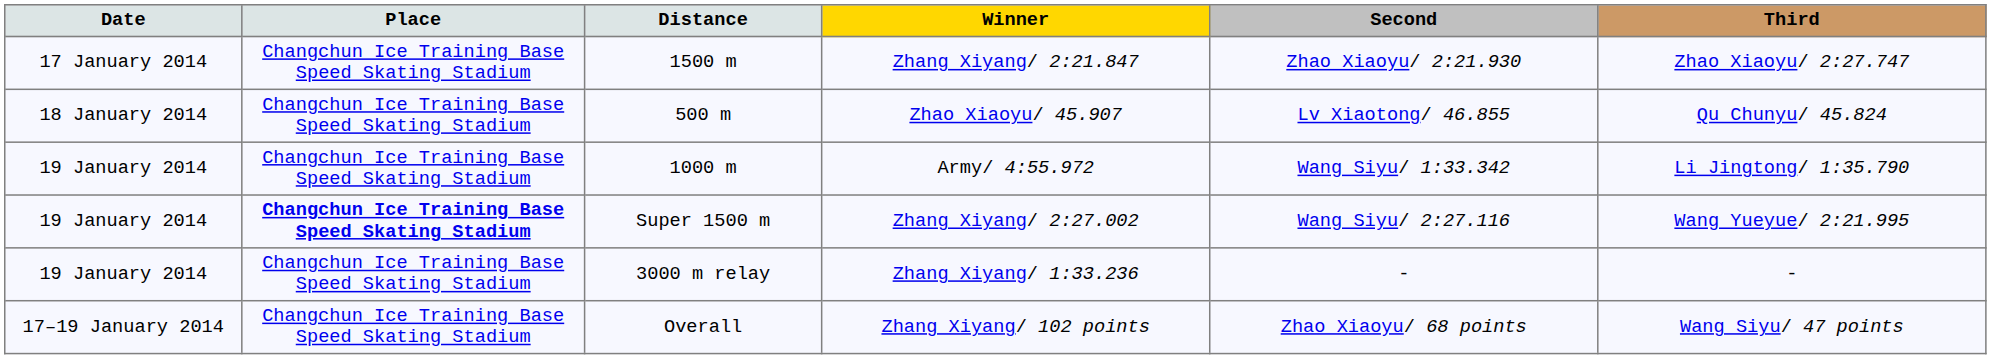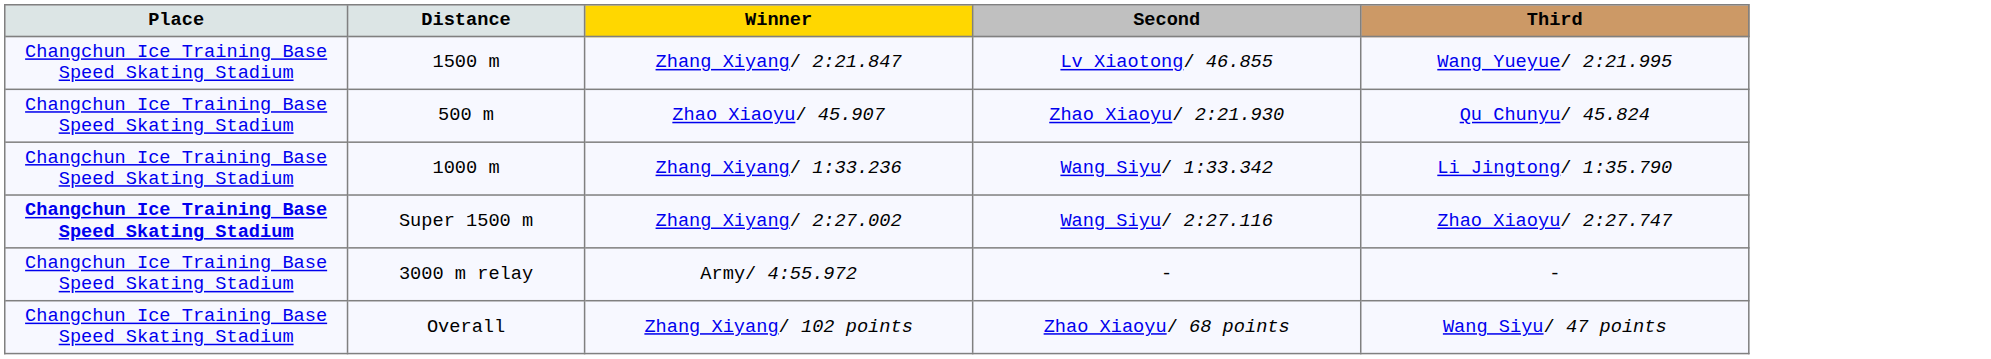- column: (123, 21)
(1404, 63) Zhao Xiaoyu/ 2:21.930 -> (1167, 63) Lv Xiaotong/ 46.855
(1792, 63) Zhao Xiaoyu/ 2:27.747 -> (1555, 63) Wang Yueyue/ 2:21.995
(1404, 116) Lv Xiaotong/ 46.855 -> (1167, 116) Zhao Xiaoyu/ 2:21.930
(1016, 169) Army/ 4:55.972 -> (779, 169) Zhang Xiyang/ 1:33.236
(1792, 221) Wang Yueyue/ 2:21.995 -> (1555, 221) Zhao Xiaoyu/ 2:27.747
(1016, 274) Zhang Xiyang/ 1:33.236 -> (779, 274) Army/ 4:55.972
